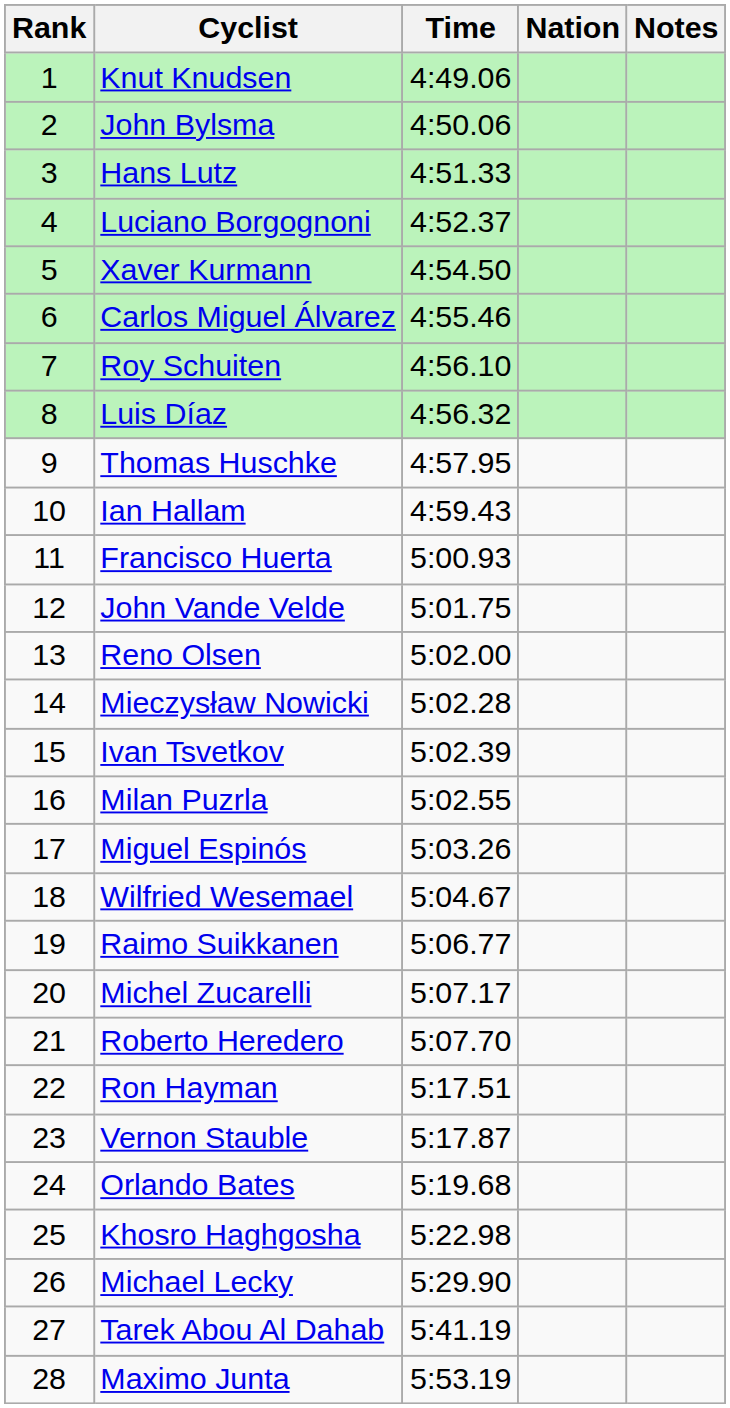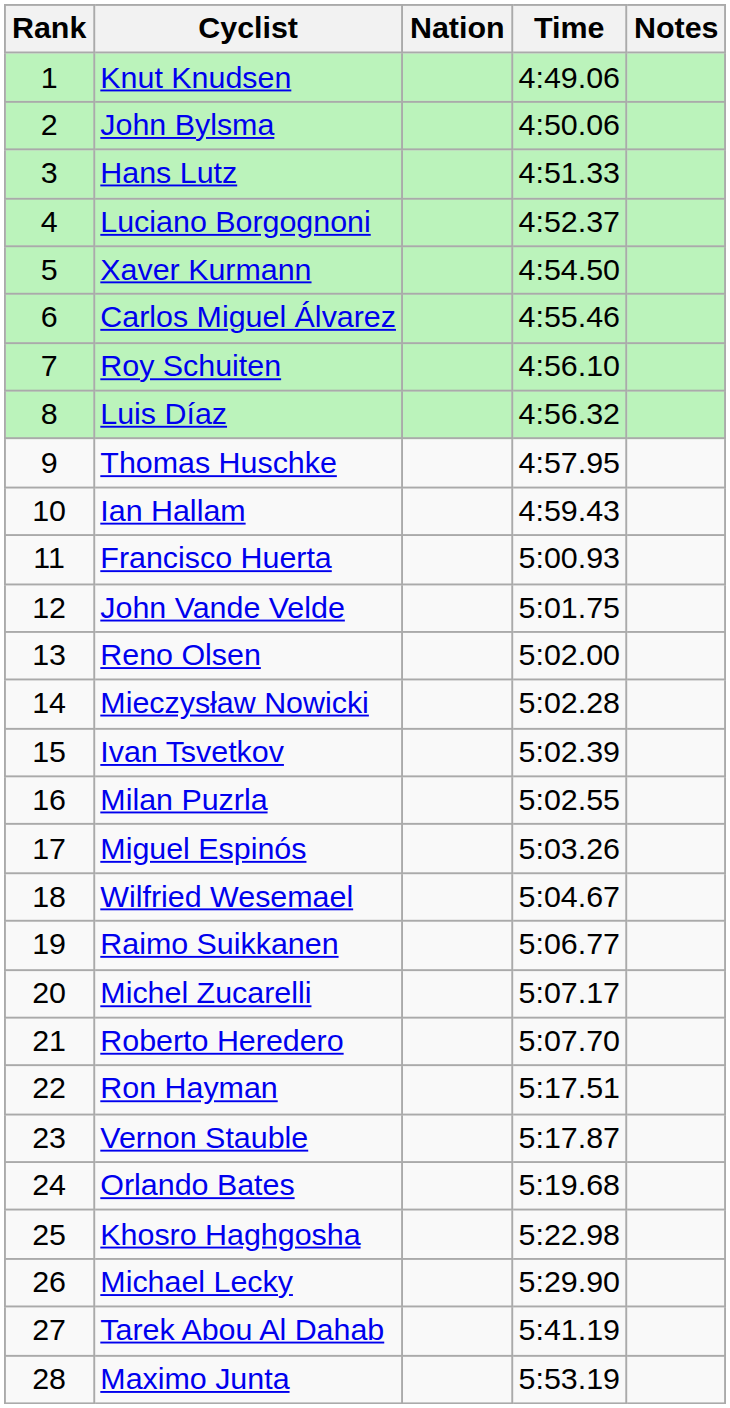columns swapped: (573, 28) <-> (461, 28)
